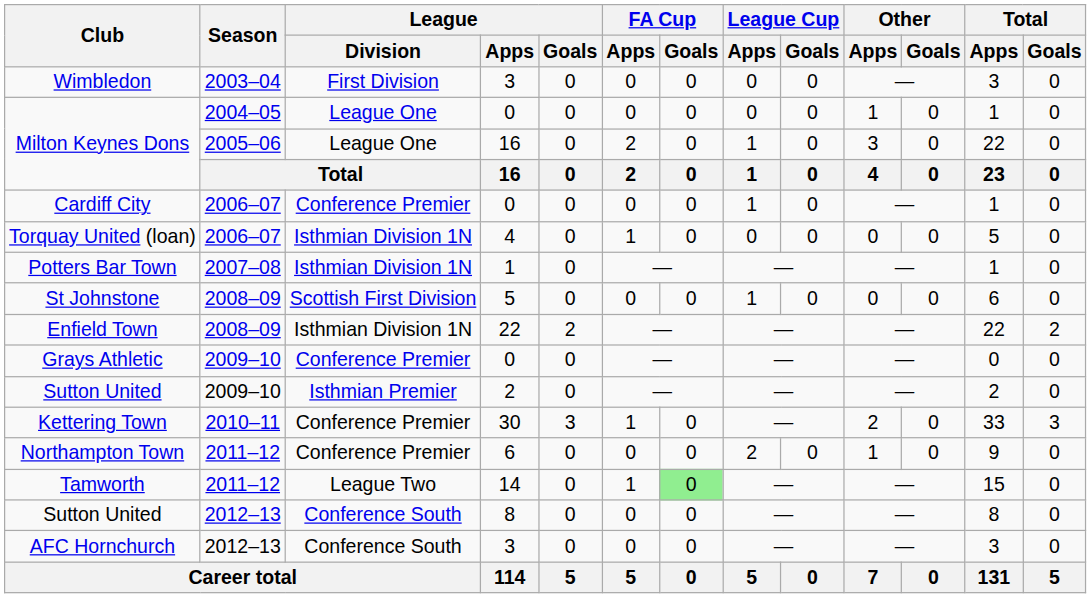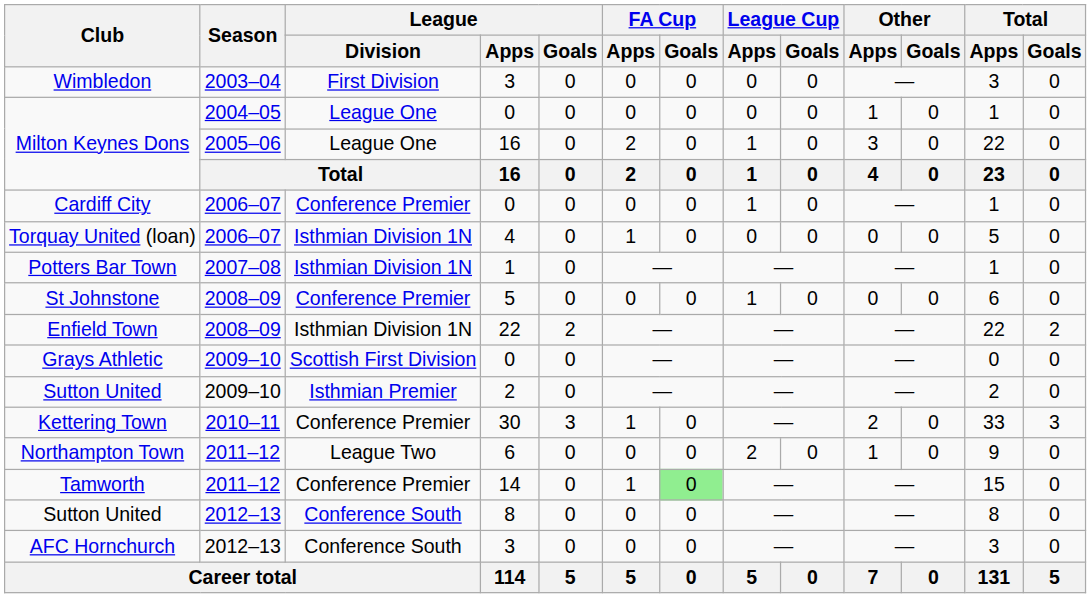(383, 298) Scottish First Division -> (383, 298) Conference Premier
(383, 360) Conference Premier -> (383, 360) Scottish First Division
(383, 453) Conference Premier -> (383, 453) League Two
(383, 484) League Two -> (383, 484) Conference Premier
